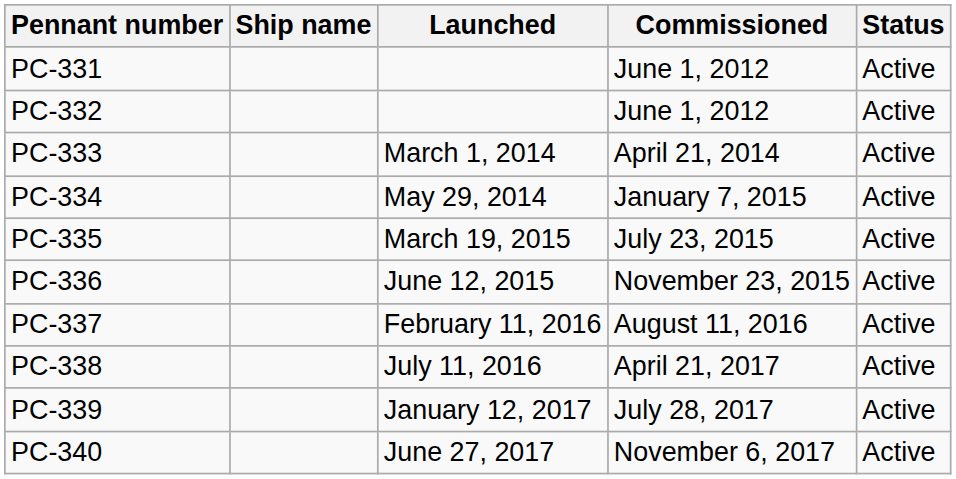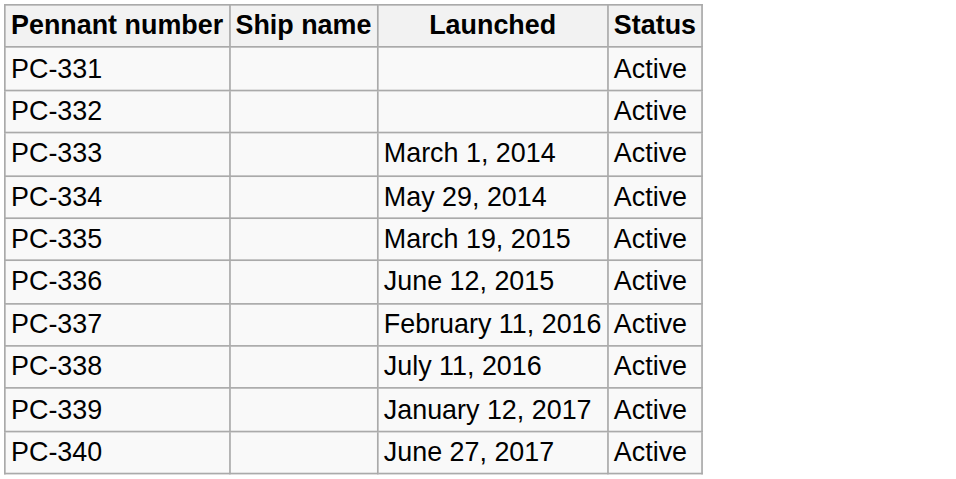- column: (732, 25)
